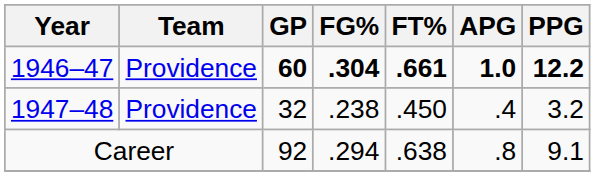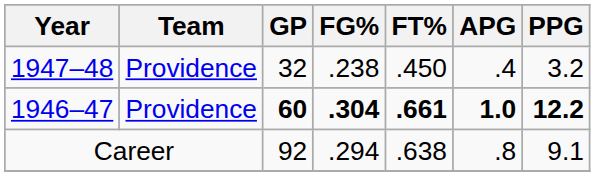rows swapped: (62, 67) <-> (62, 109)
